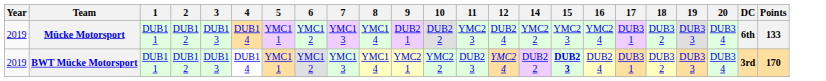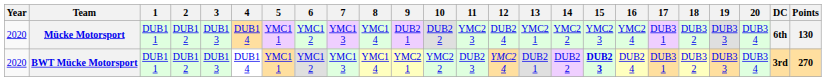+ column: (535, 12)
(17, 34) 2019 -> (17, 34) 2020
(773, 34) 133 -> (806, 34) 130
(17, 62) 2019 -> (17, 62) 2020
(773, 62) 170 -> (806, 62) 270
